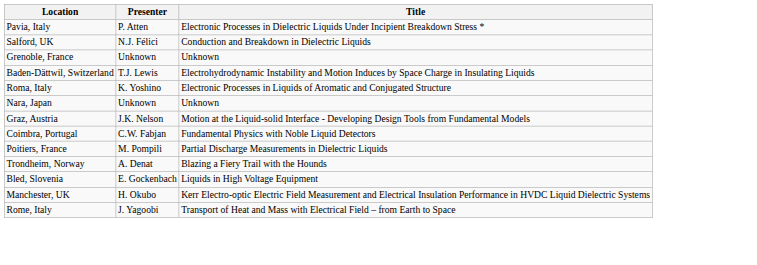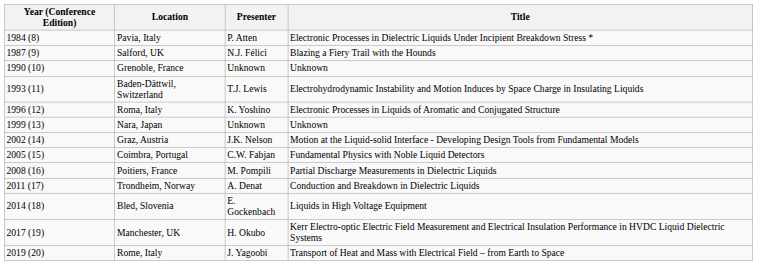+ column: (60, 17)
(276, 42) Conduction and Breakdown in Dielectric Liquids -> (363, 53) Blazing a Fiery Trail with the Hounds
(254, 164) Blazing a Fiery Trail with the Hounds -> (385, 185) Conduction and Breakdown in Dielectric Liquids
